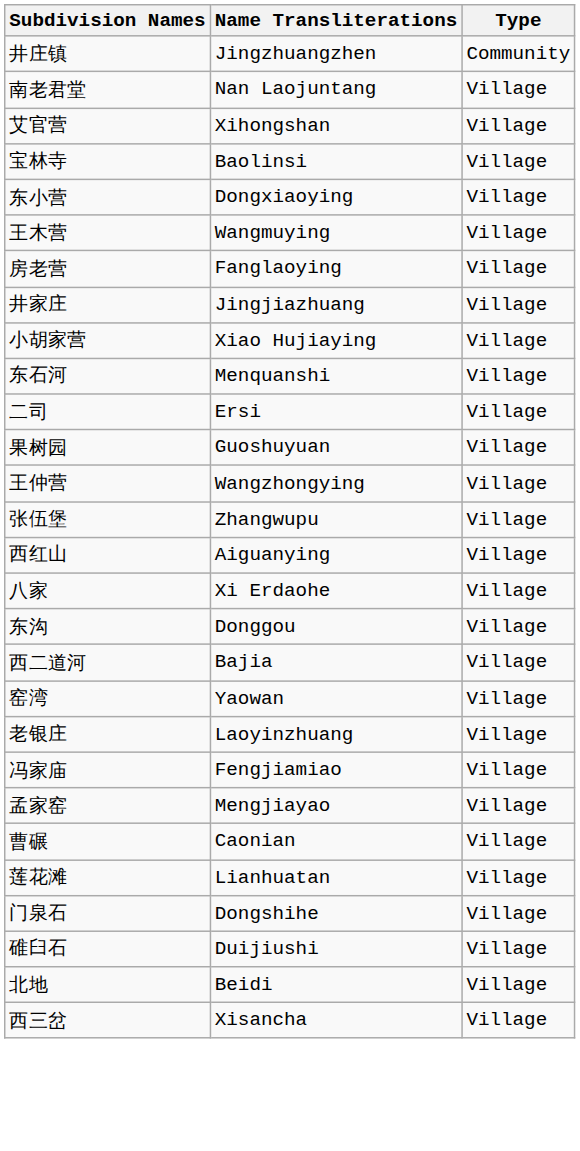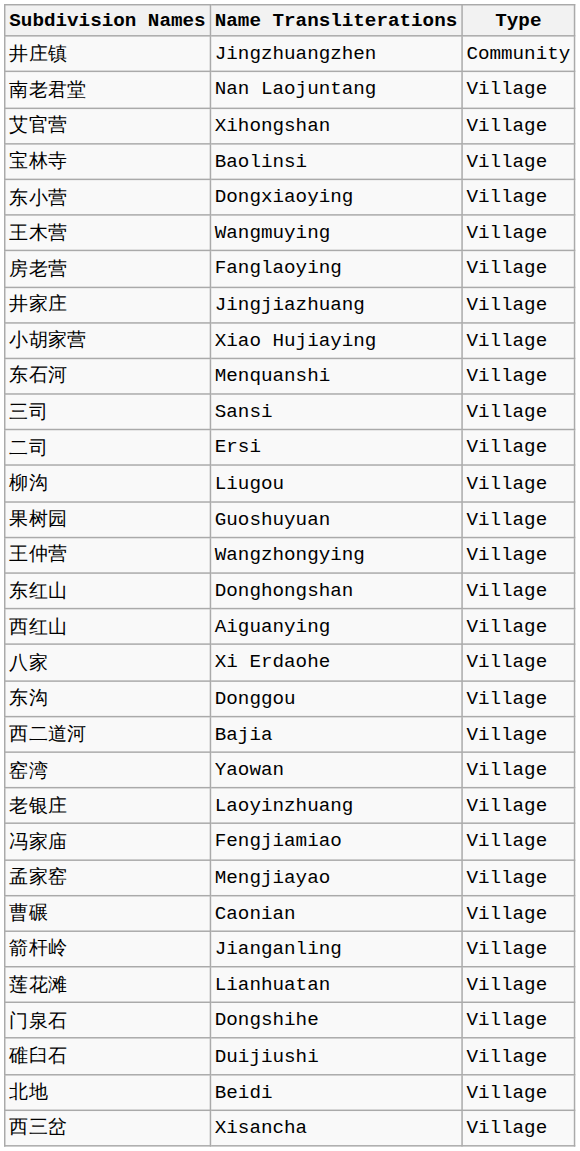+ row: (29, 413)
+ row: (29, 484)
+ row: (38, 592)
- row: (38, 520)
+ row: (38, 950)
